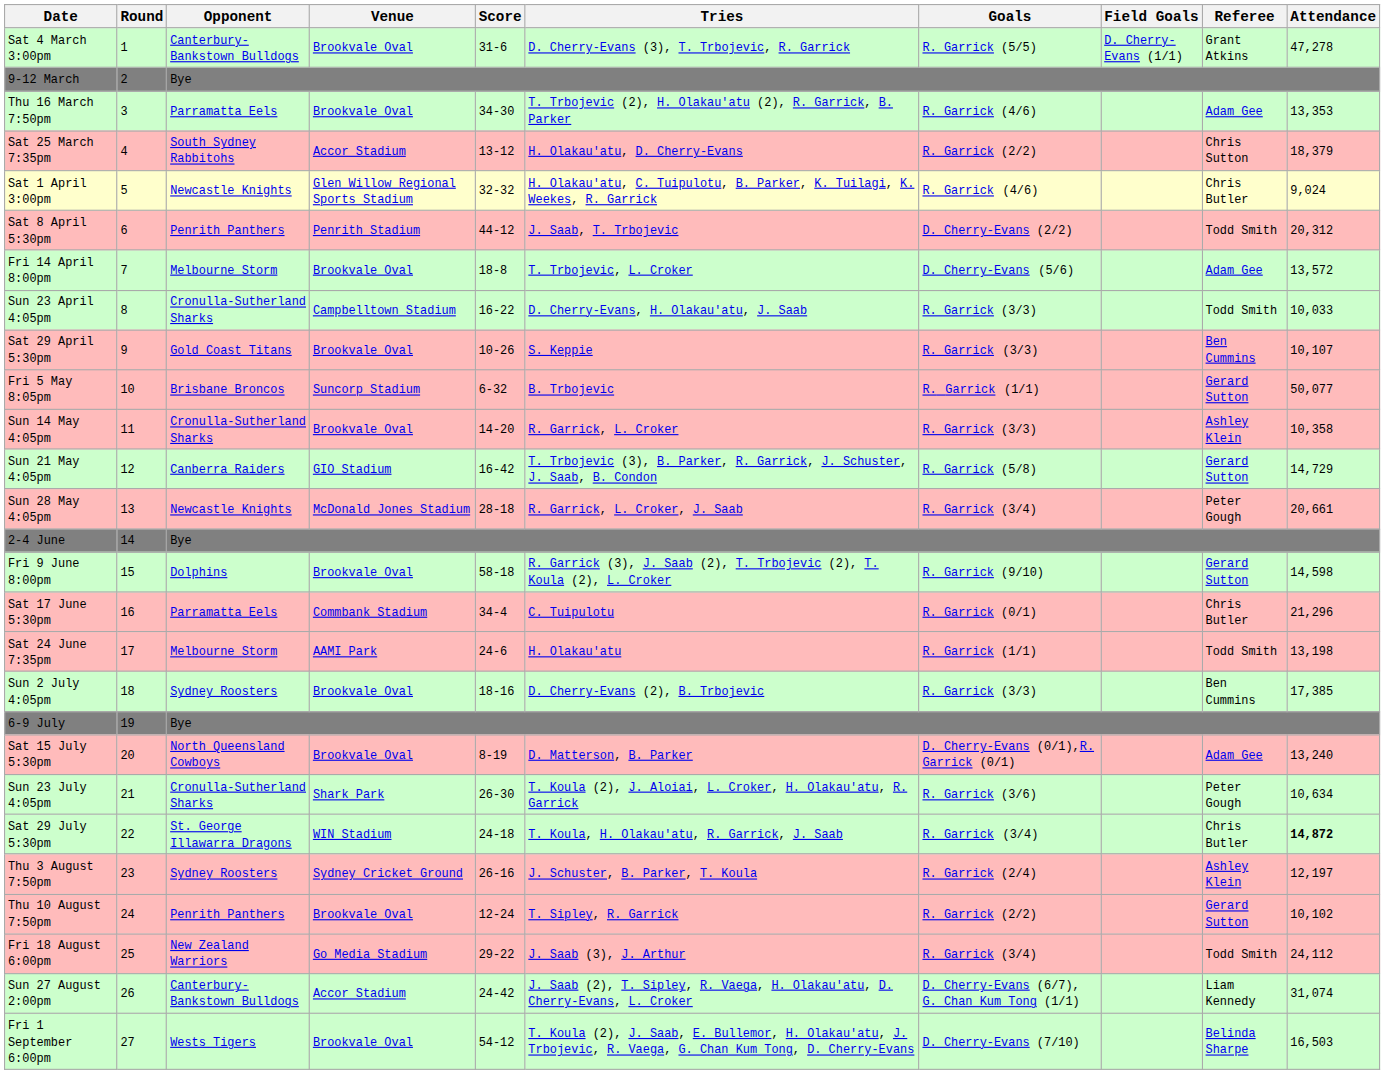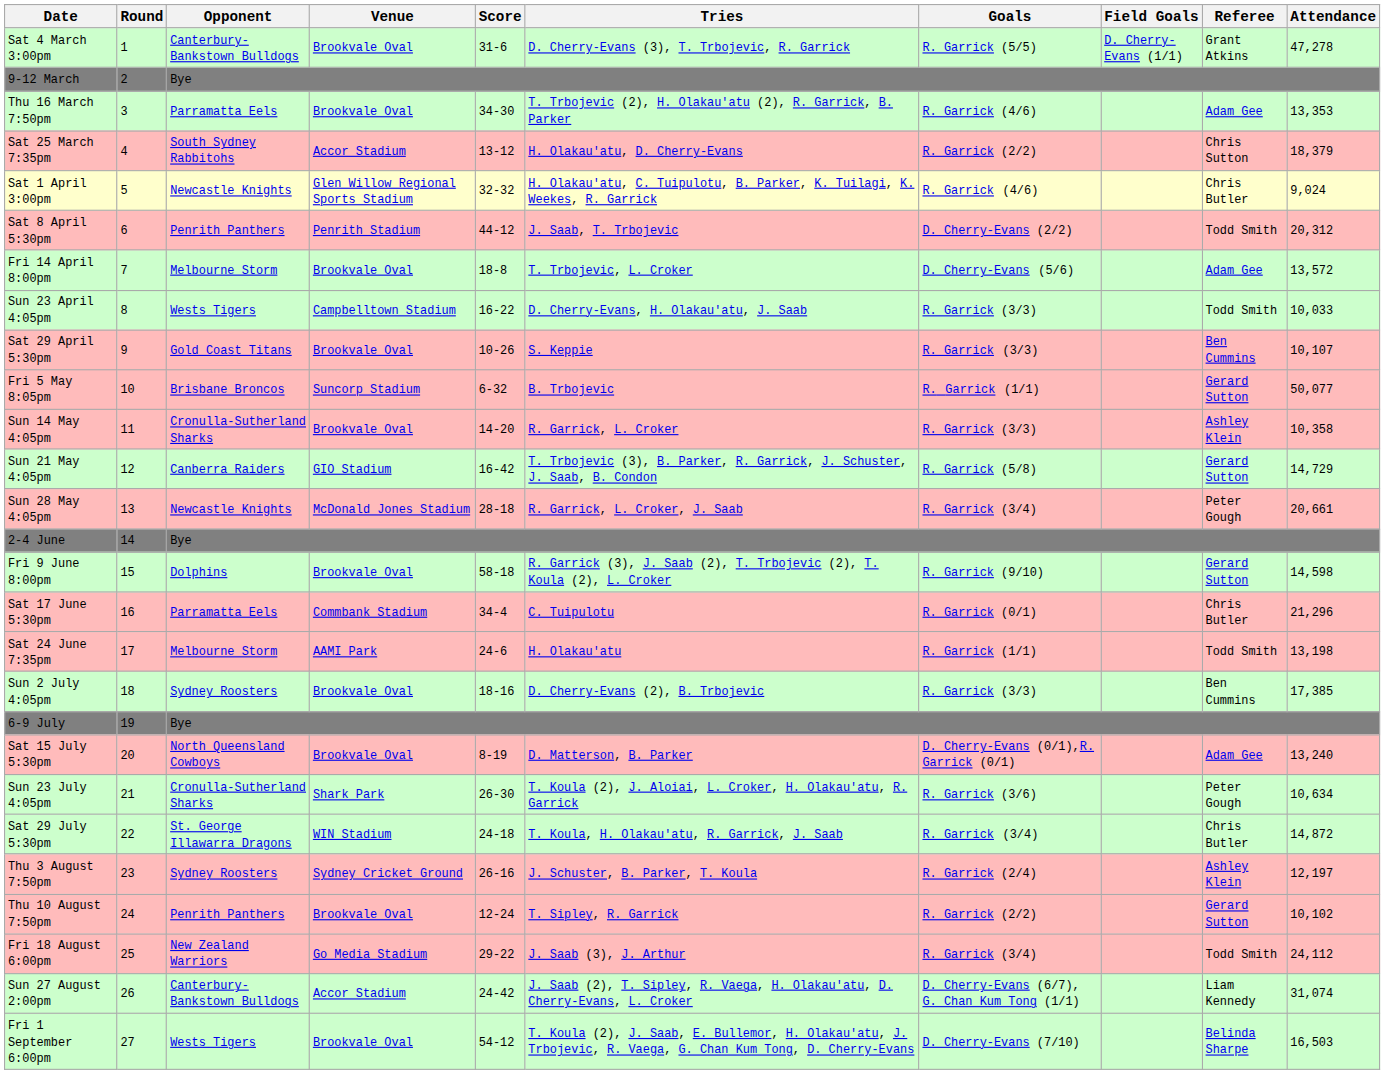(238, 310) Cronulla-Sutherland Sharks -> (213, 310) Wests Tigers
(1312, 834) bold -> (1312, 835) normal
